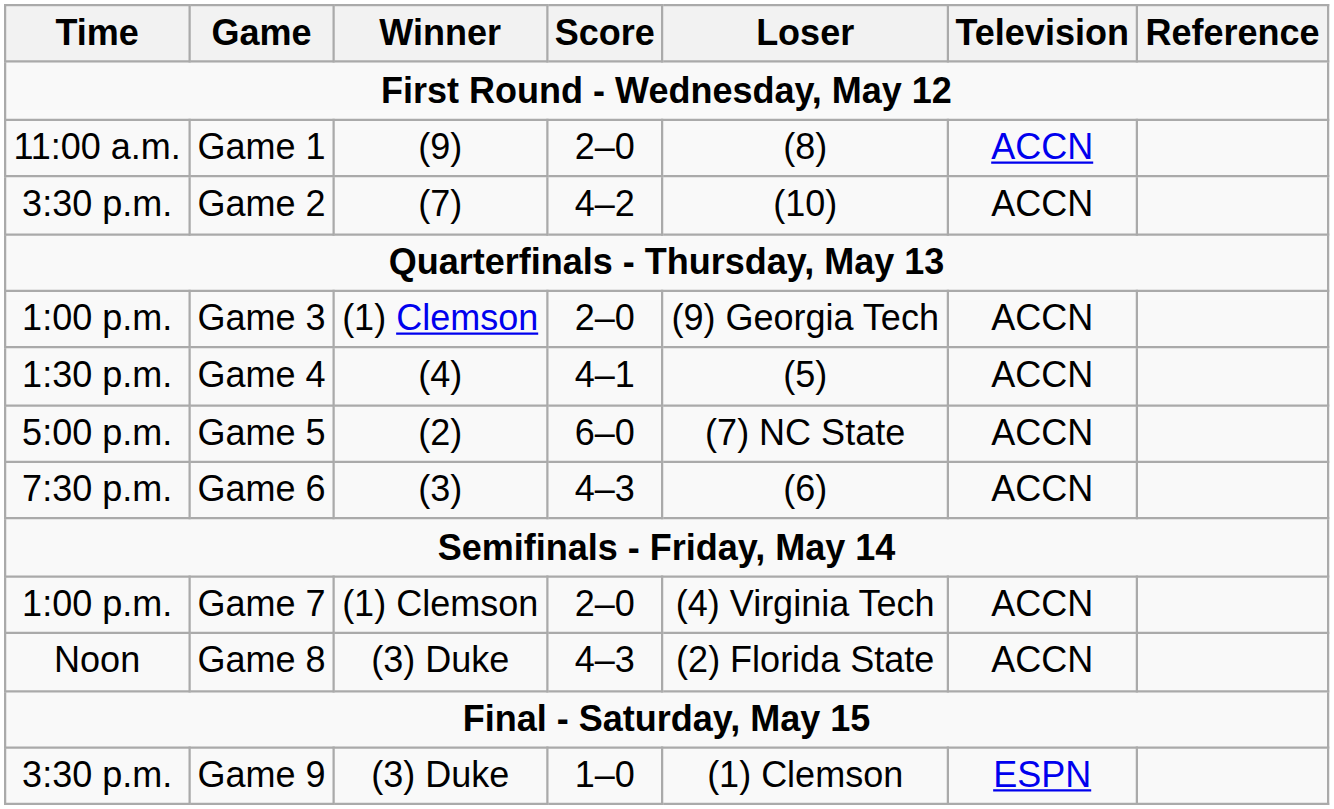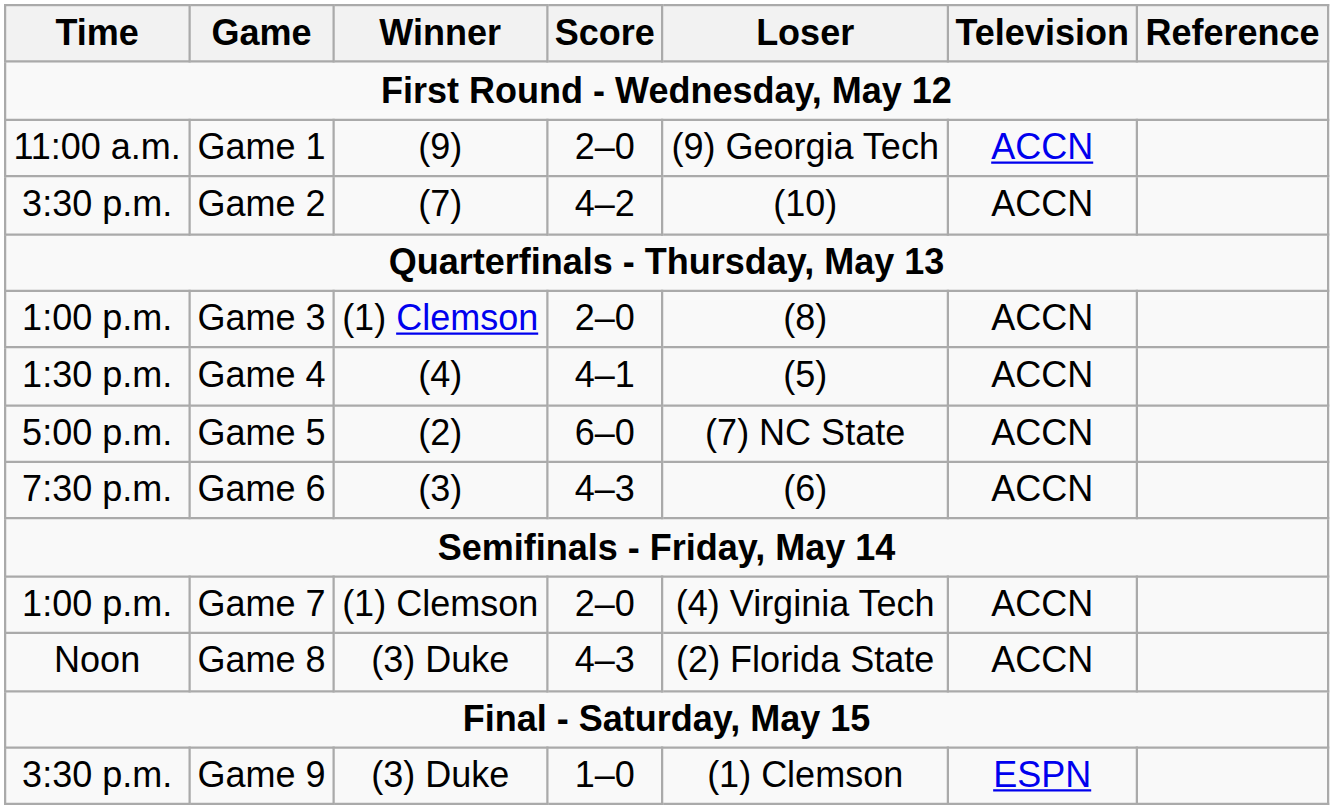(805, 147) (8) -> (805, 147) (9) Georgia Tech
(805, 318) (9) Georgia Tech -> (805, 318) (8)
